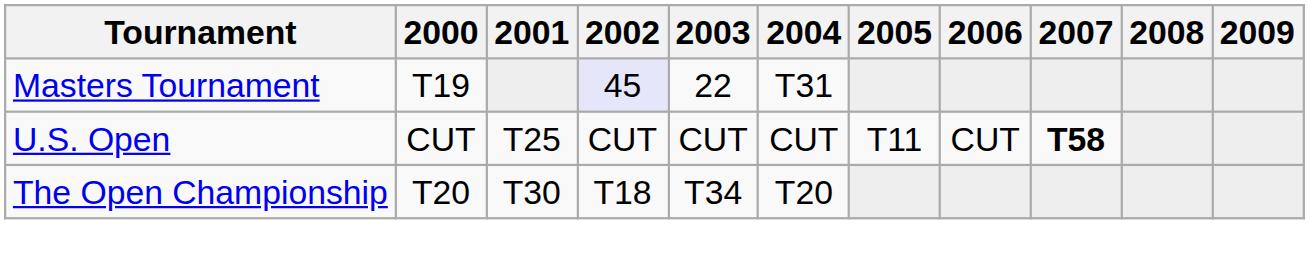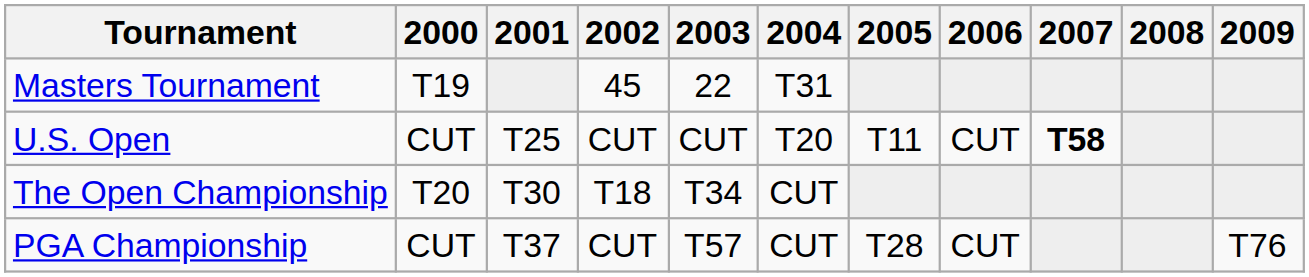(622, 85) lavender background -> (622, 85) no background
(804, 139) CUT -> (804, 139) T20
(804, 192) T20 -> (804, 192) CUT
+ row: (160, 246)
